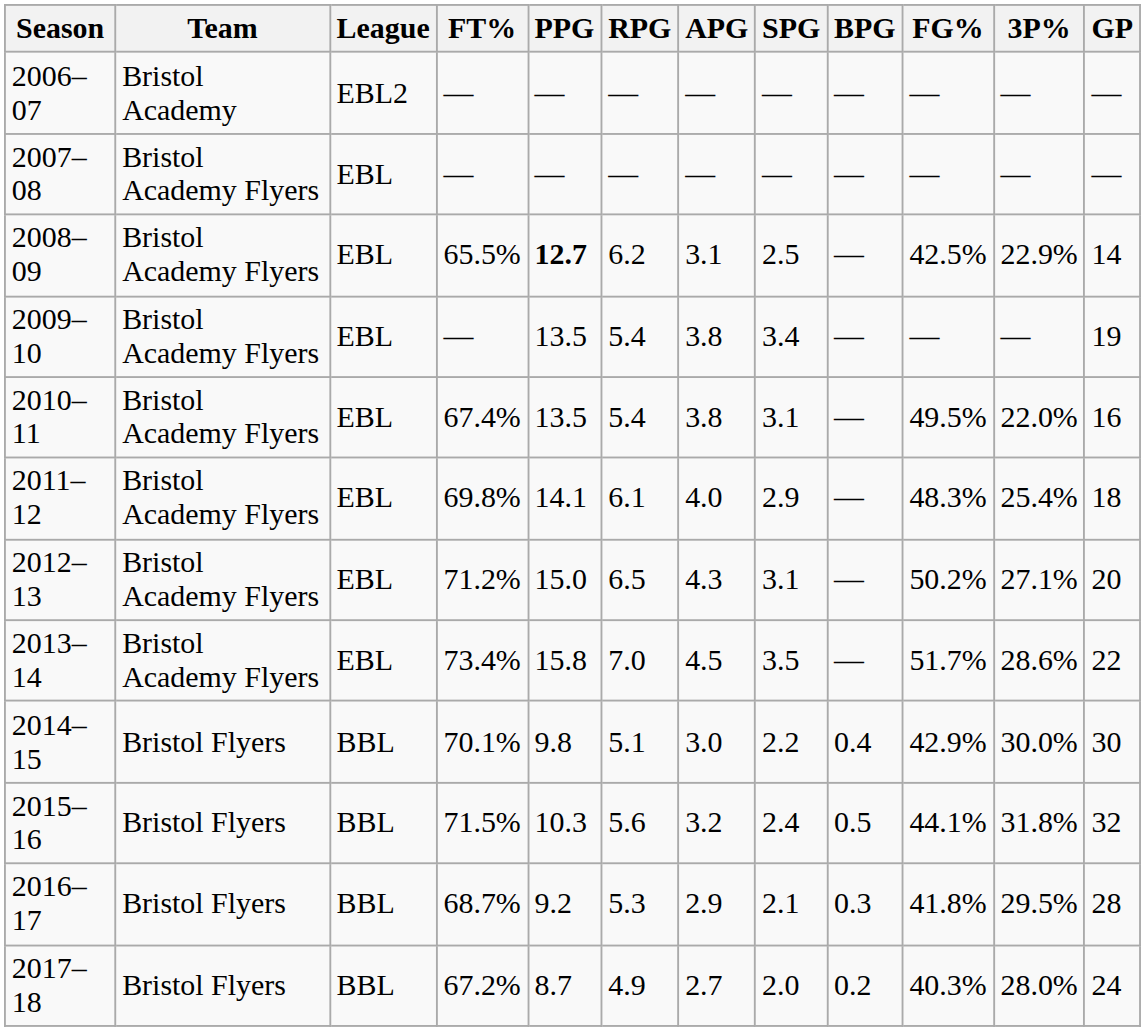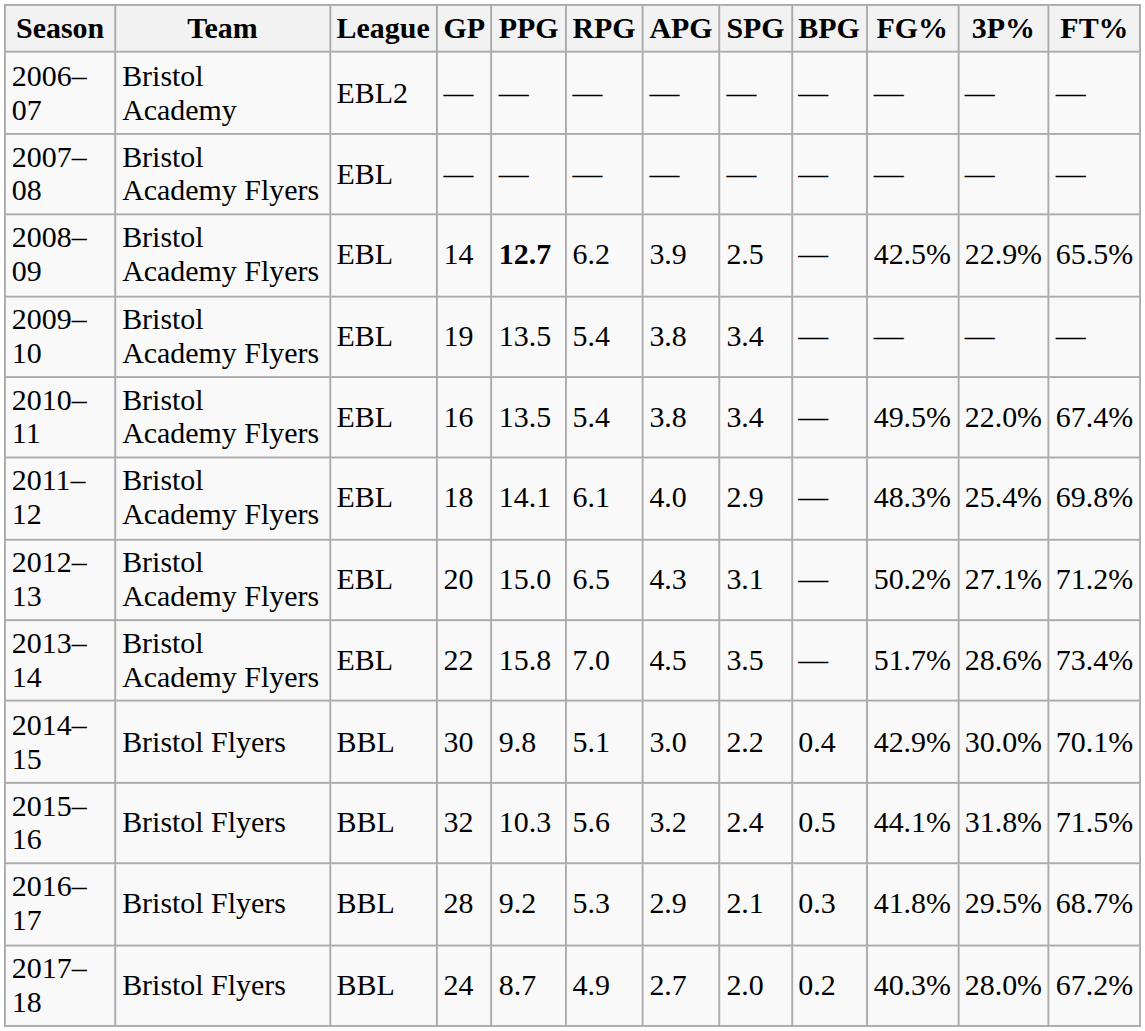columns swapped: (1112, 28) <-> (482, 28)
(704, 254) 3.1 -> (668, 254) 3.9
(781, 416) 3.1 -> (745, 416) 3.4
